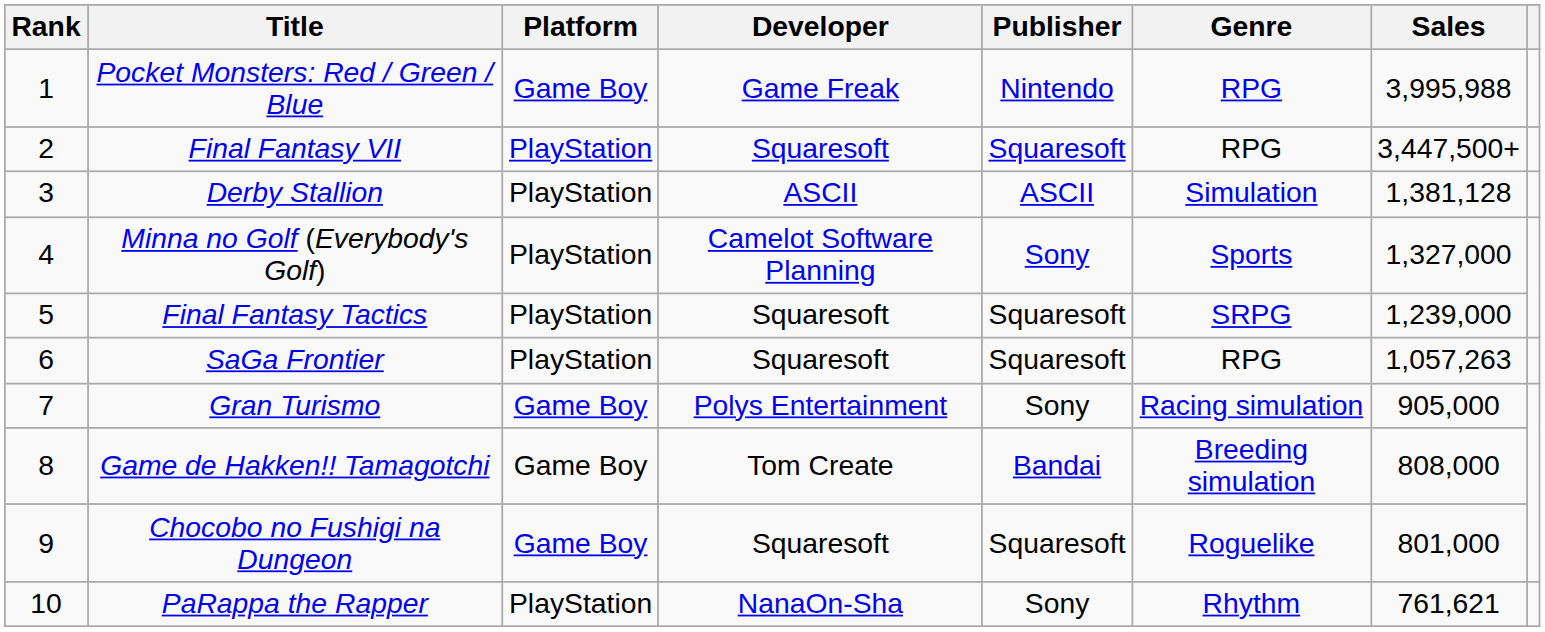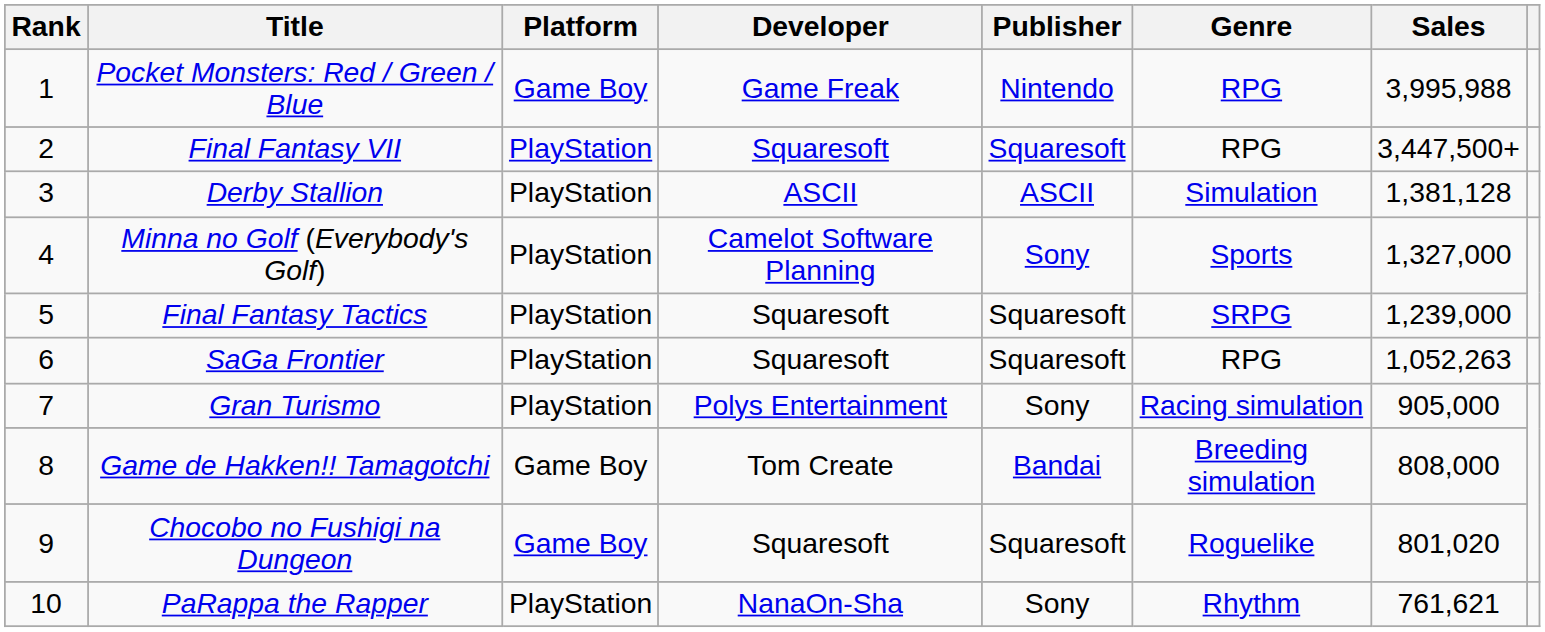(1449, 360) 1,057,263 -> (1449, 360) 1,052,263
(581, 405) Game Boy -> (581, 405) PlayStation
(1449, 542) 801,000 -> (1449, 542) 801,020
